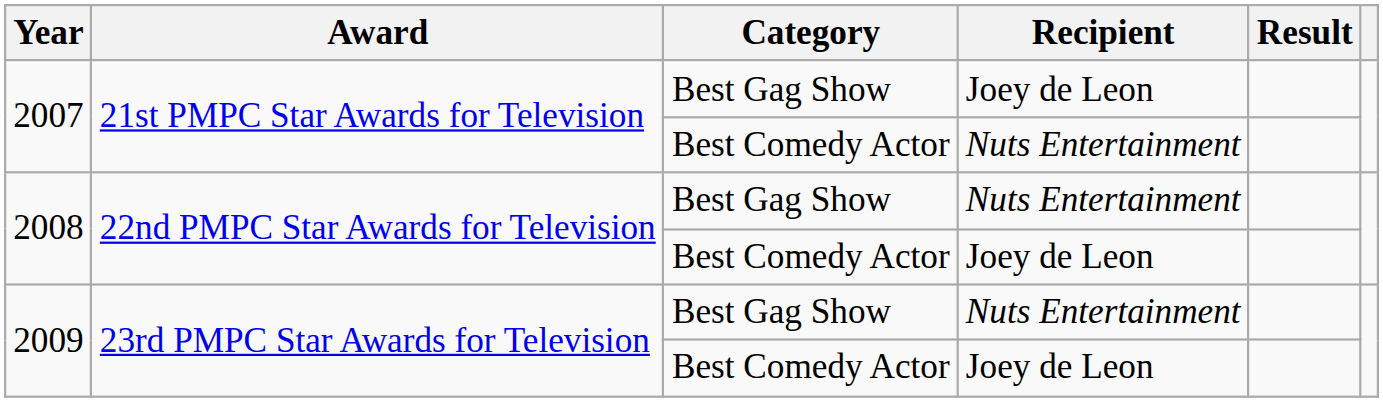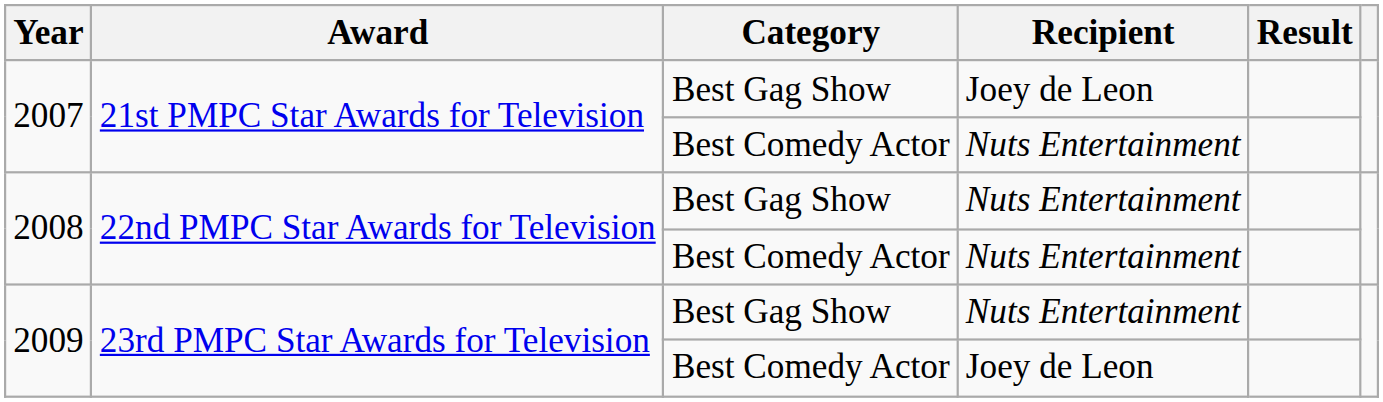(1060, 255) Joey de Leon -> (1103, 255) Nuts Entertainment
